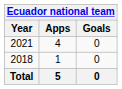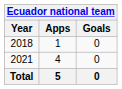rows swapped: (22, 60) <-> (22, 44)
